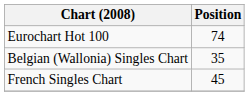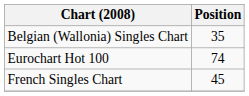rows swapped: (98, 58) <-> (58, 36)
